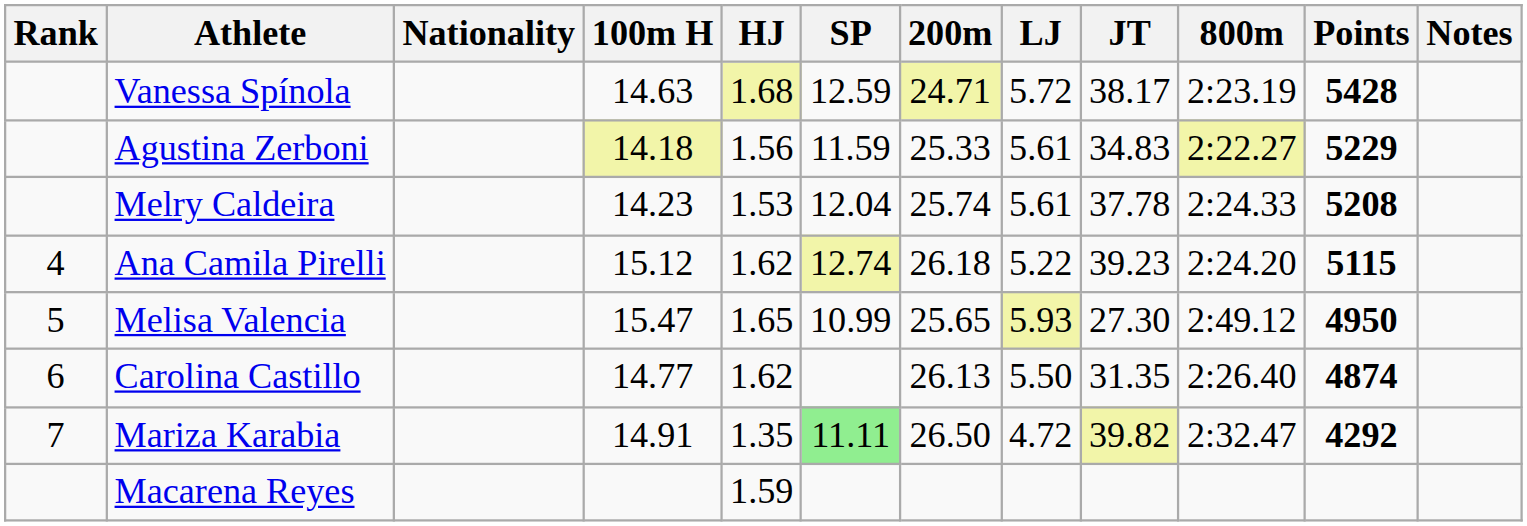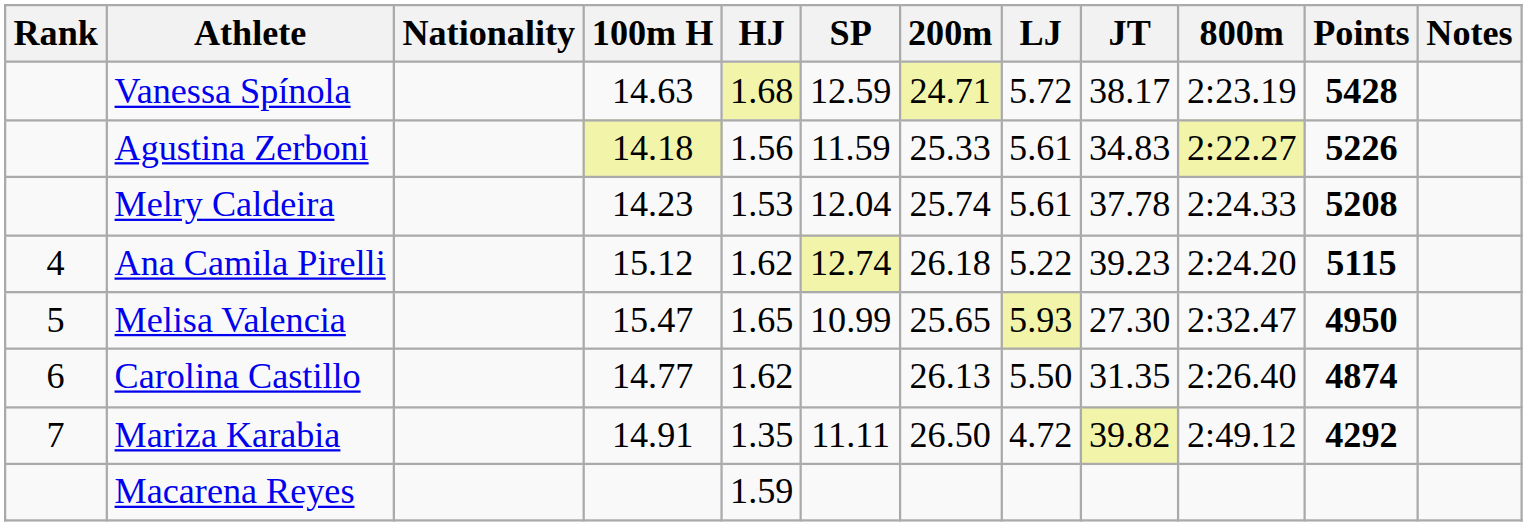(1361, 147) 5229 -> (1361, 147) 5226
(1242, 319) 2:49.12 -> (1242, 319) 2:32.47
(851, 434) lightgreen background -> (851, 434) no background
(1242, 434) 2:32.47 -> (1242, 434) 2:49.12
